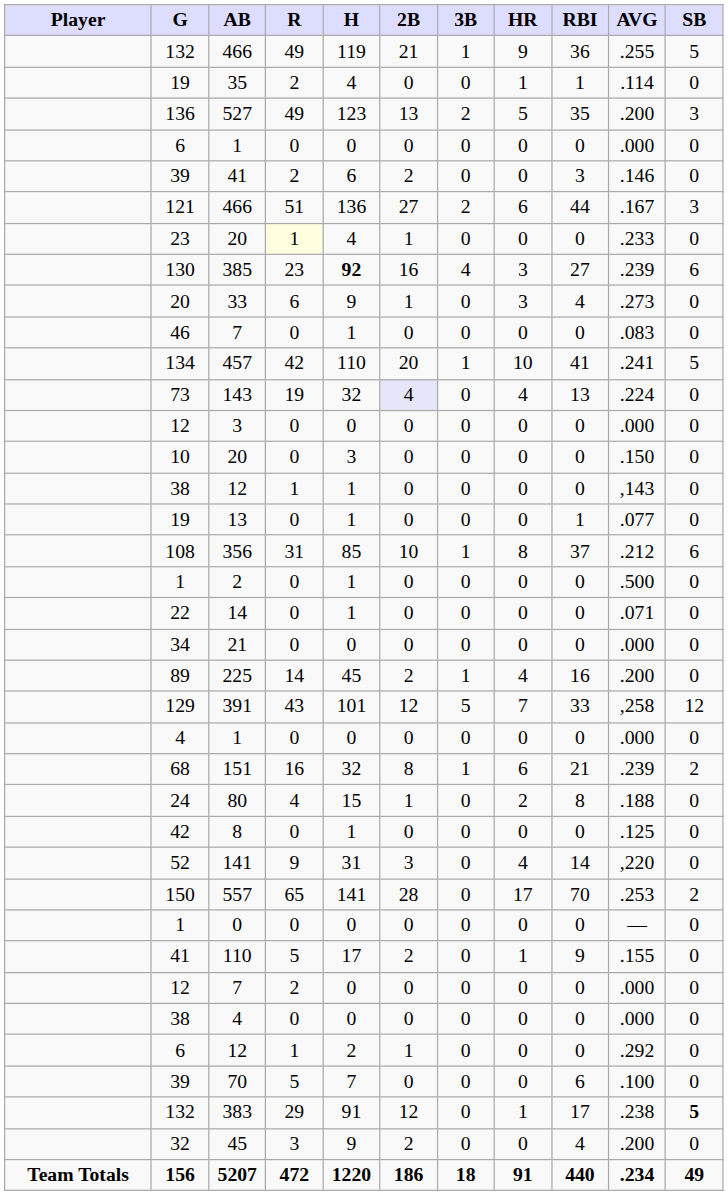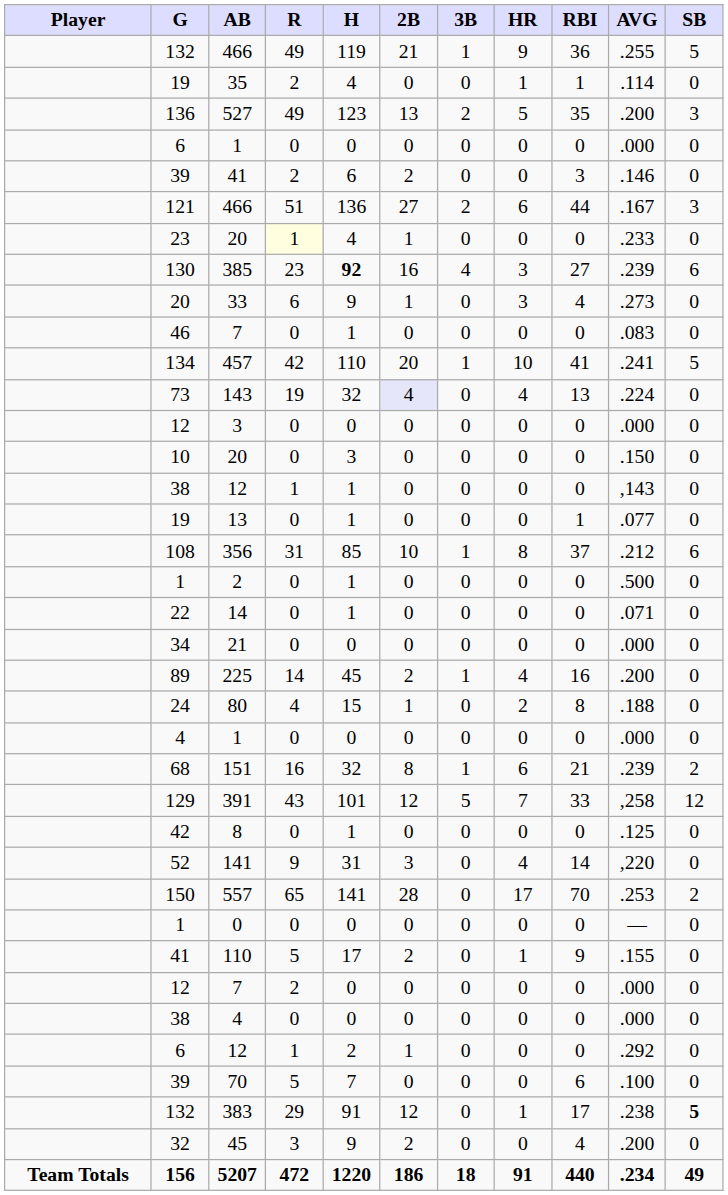rows swapped: (180, 800) <-> (180, 706)
